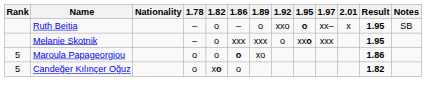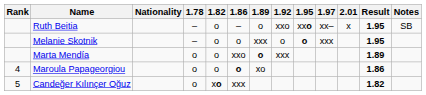(305, 26) o -> (305, 26) xxo
(239, 41) xxx -> (239, 41) o
(305, 41) xxo -> (305, 41) o
+ row: (61, 55)
(18, 55) 5 -> (18, 69) 4
(239, 69) o -> (239, 84) xxx
